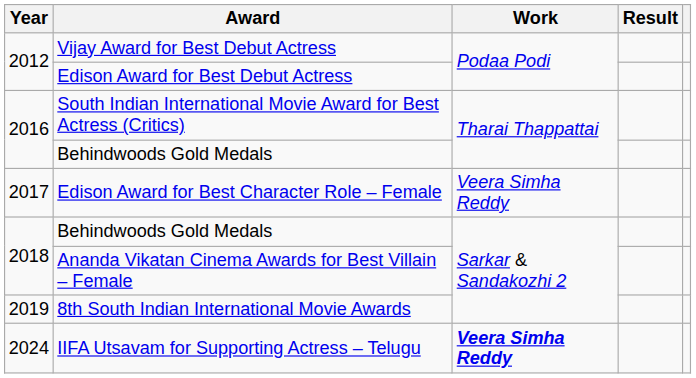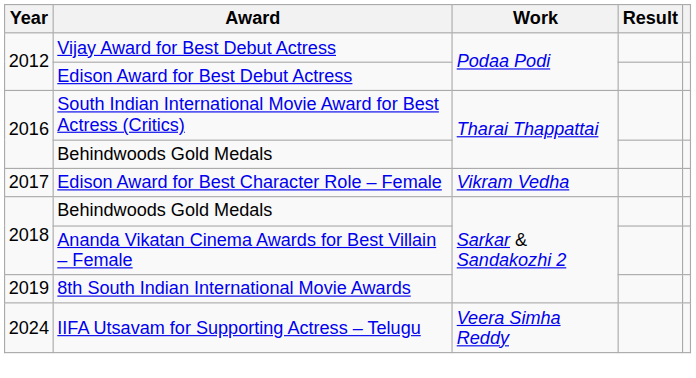(509, 192) Veera Simha Reddy -> (513, 182) Vikram Vedha
(511, 348) bold -> (509, 327) normal
